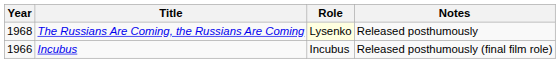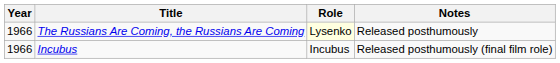(20, 31) 1968 -> (20, 31) 1966
